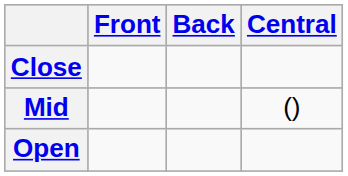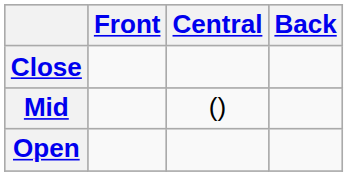columns swapped: (292, 25) <-> (204, 25)
